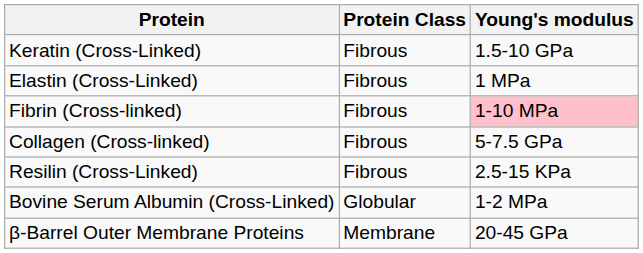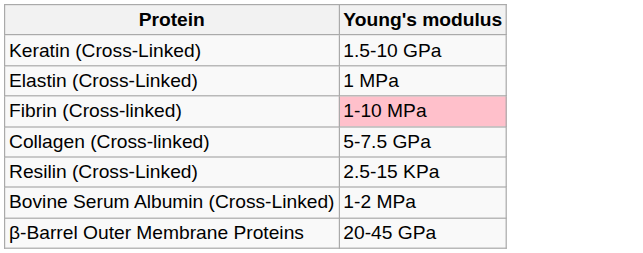- column: (405, 19)
